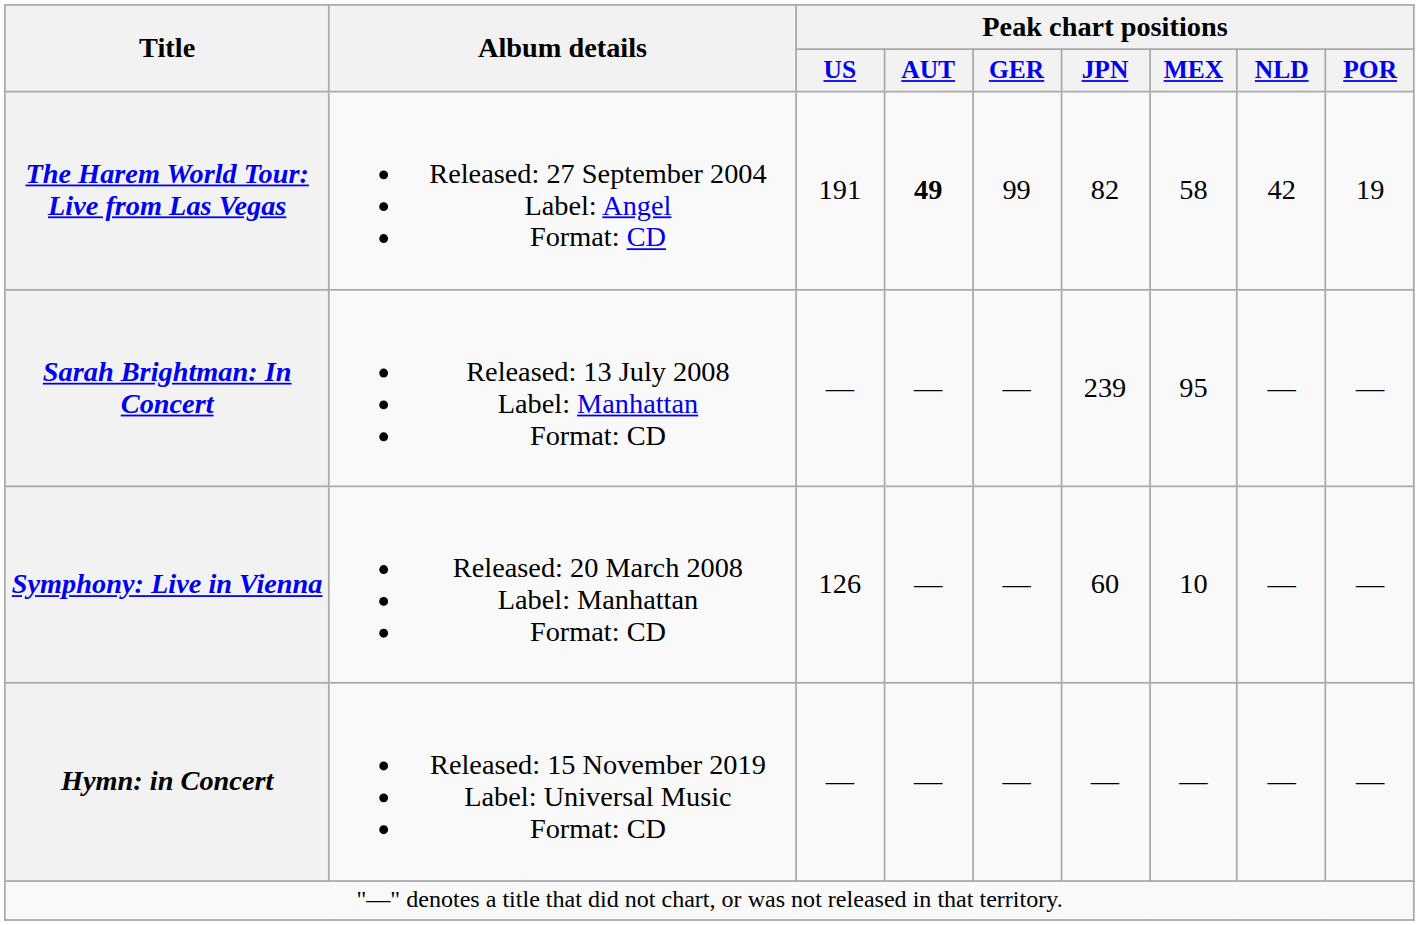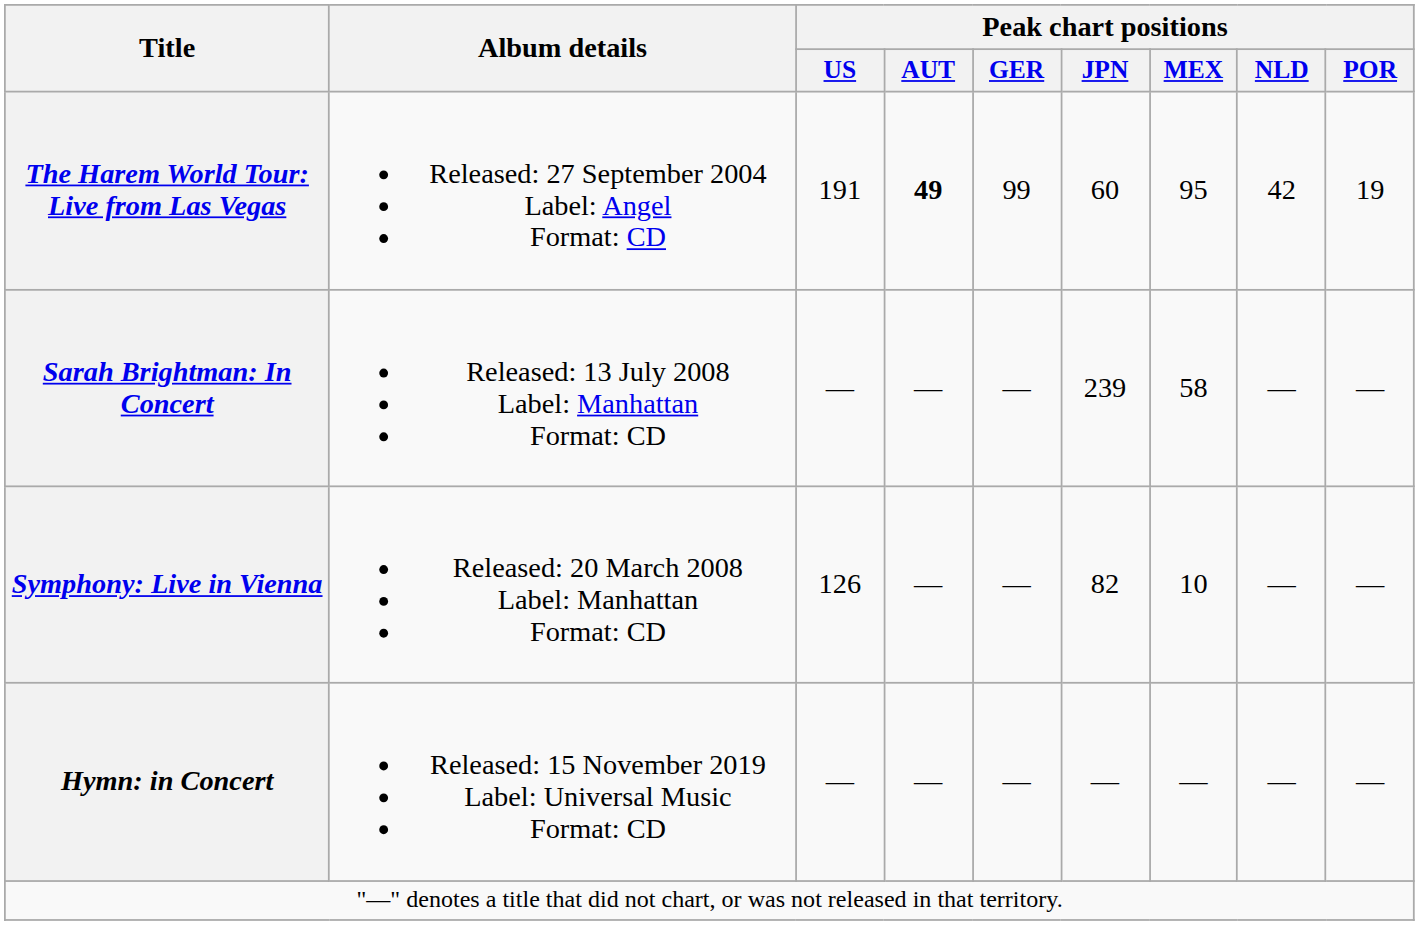(1105, 190) 82 -> (1105, 190) 60
(1193, 190) 58 -> (1193, 190) 95
(1193, 387) 95 -> (1193, 387) 58
(1105, 584) 60 -> (1105, 584) 82
